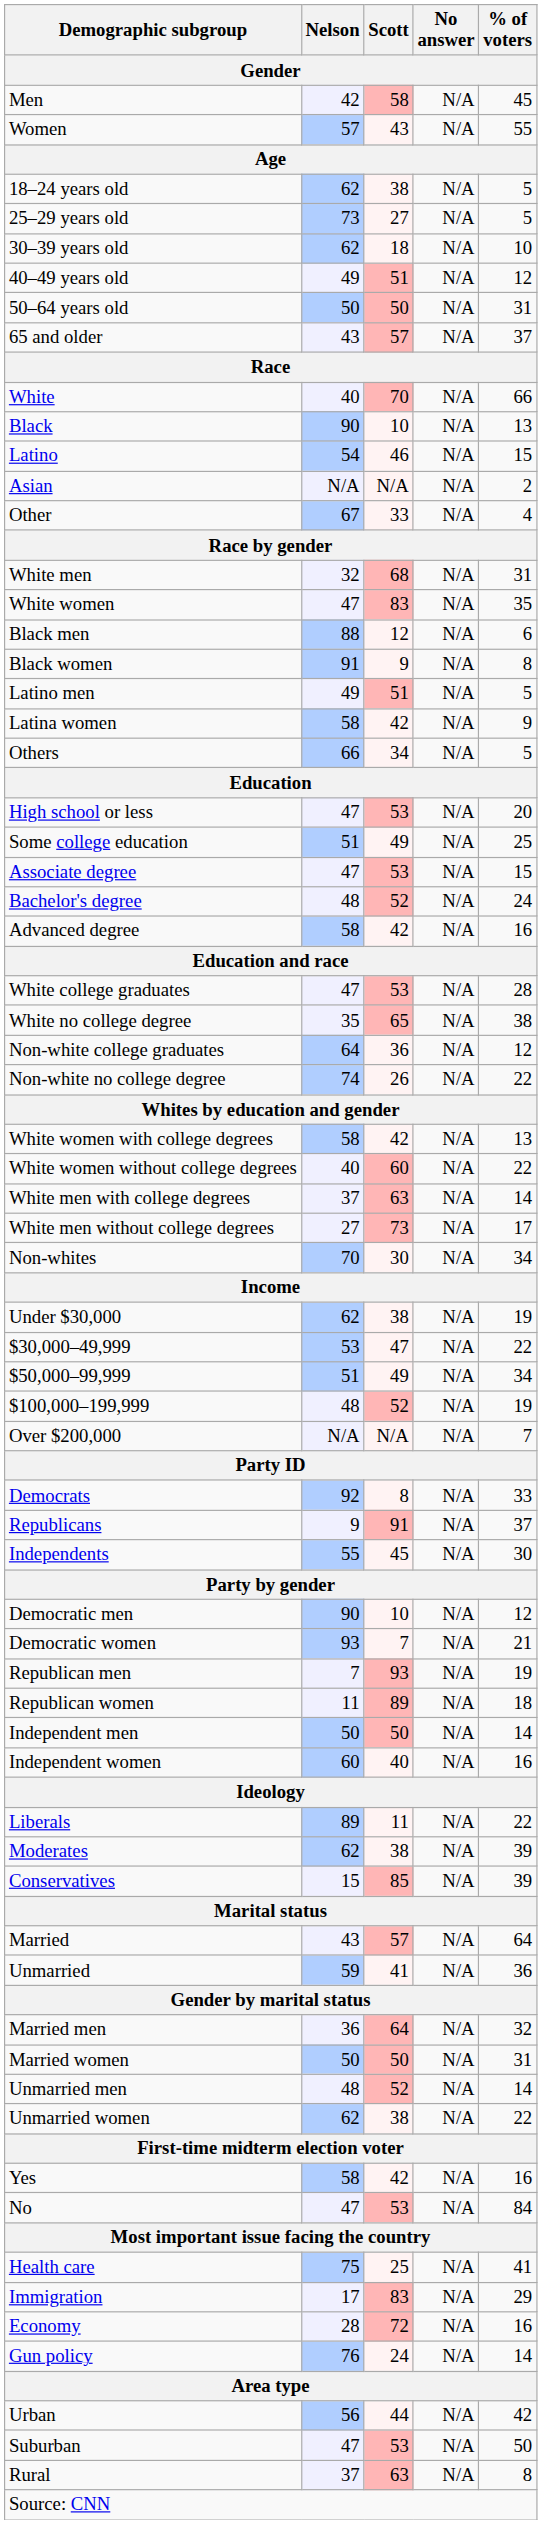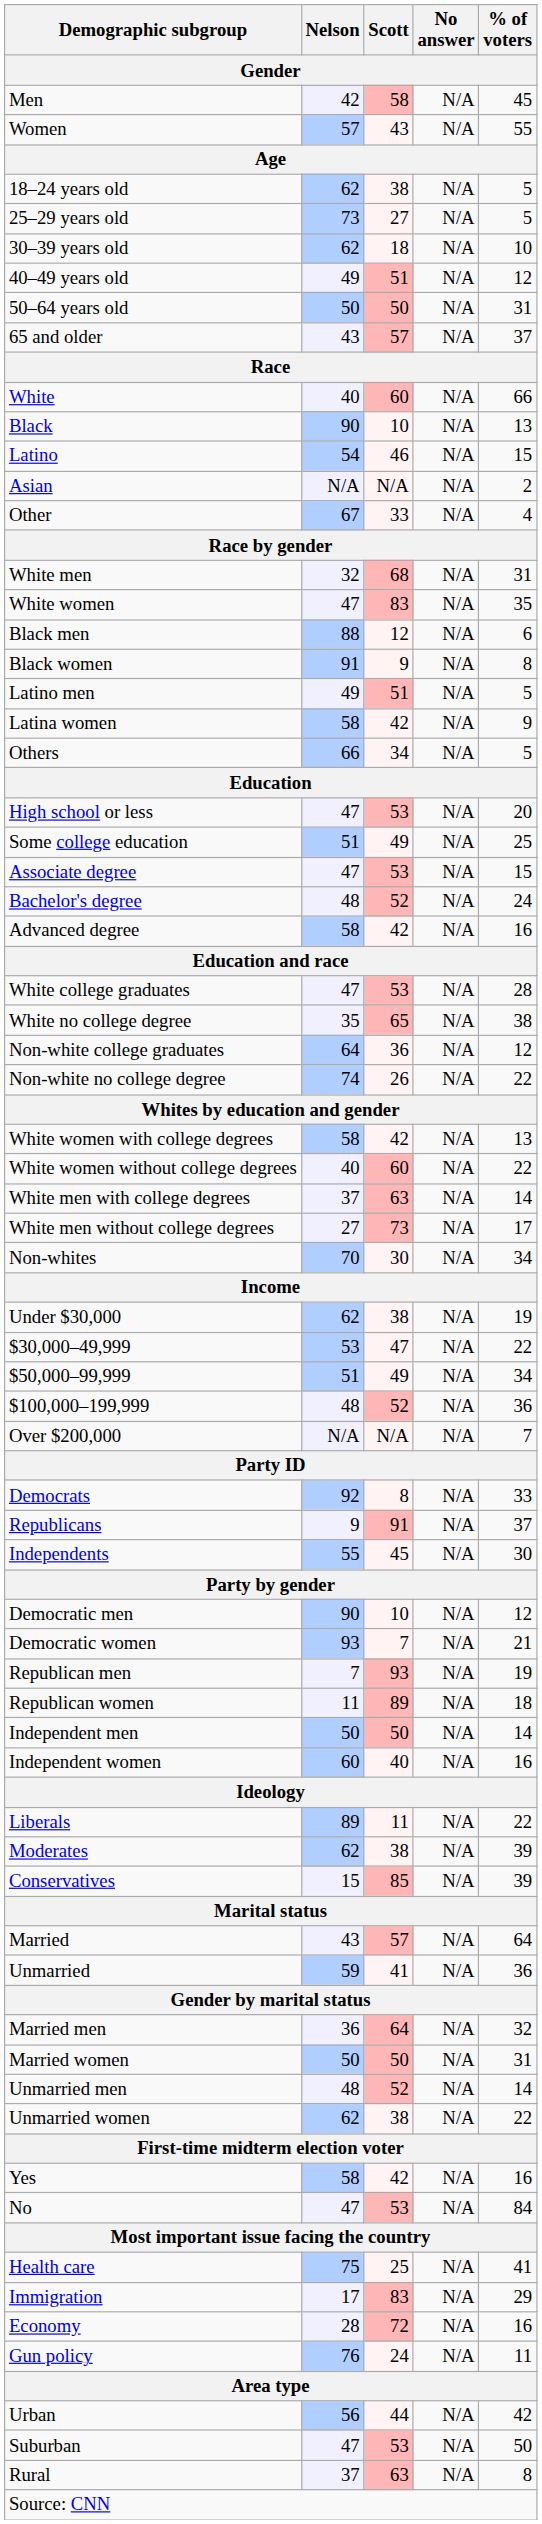(399, 396) 70 -> (399, 396) 60
(523, 1406) 19 -> (523, 1406) 36
(523, 2356) 14 -> (523, 2356) 11
